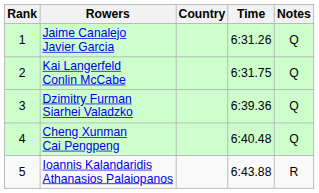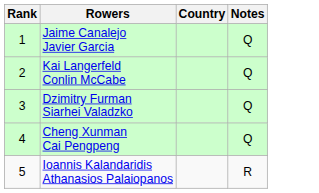- column: (251, 14)
